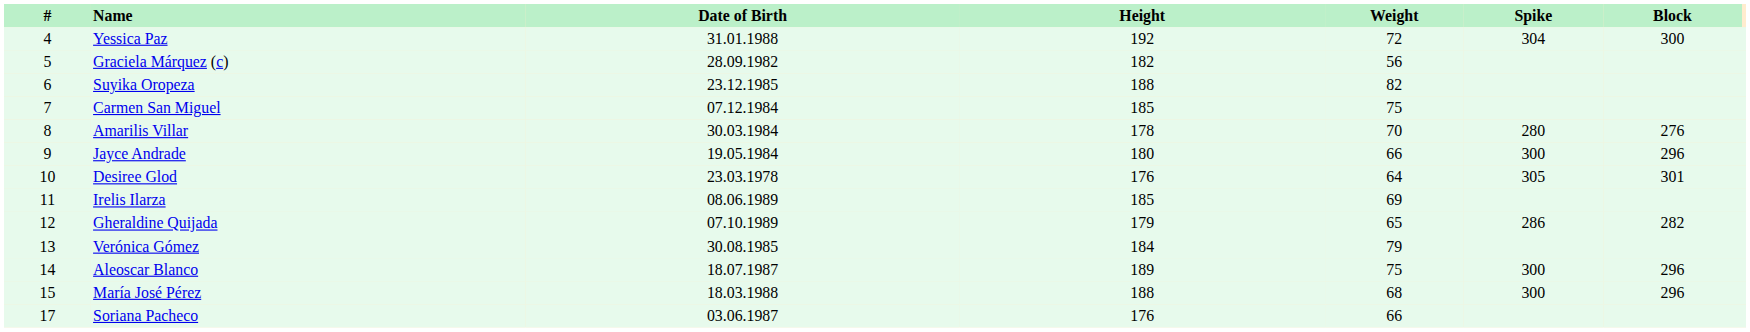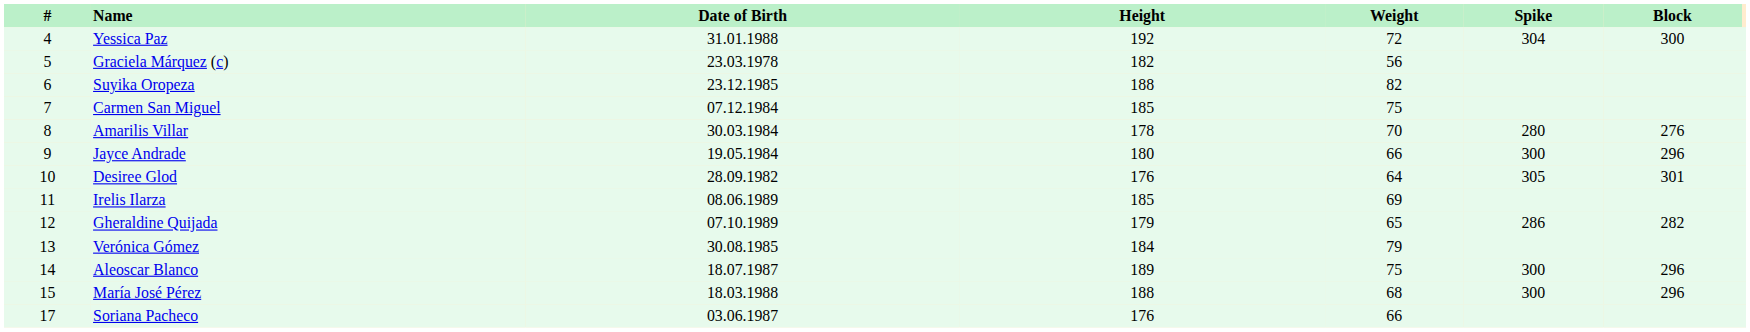(743, 61) 28.09.1982 -> (743, 61) 23.03.1978
(743, 177) 23.03.1978 -> (743, 177) 28.09.1982
